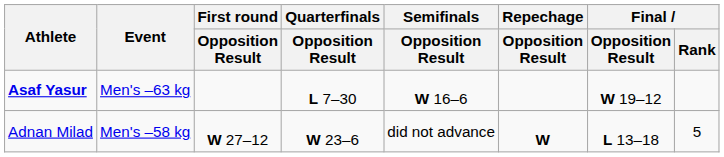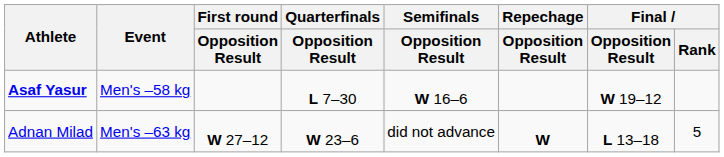(145, 91) Men's –63 kg -> (145, 91) Men's –58 kg
(145, 132) Men's –58 kg -> (145, 132) Men's –63 kg
